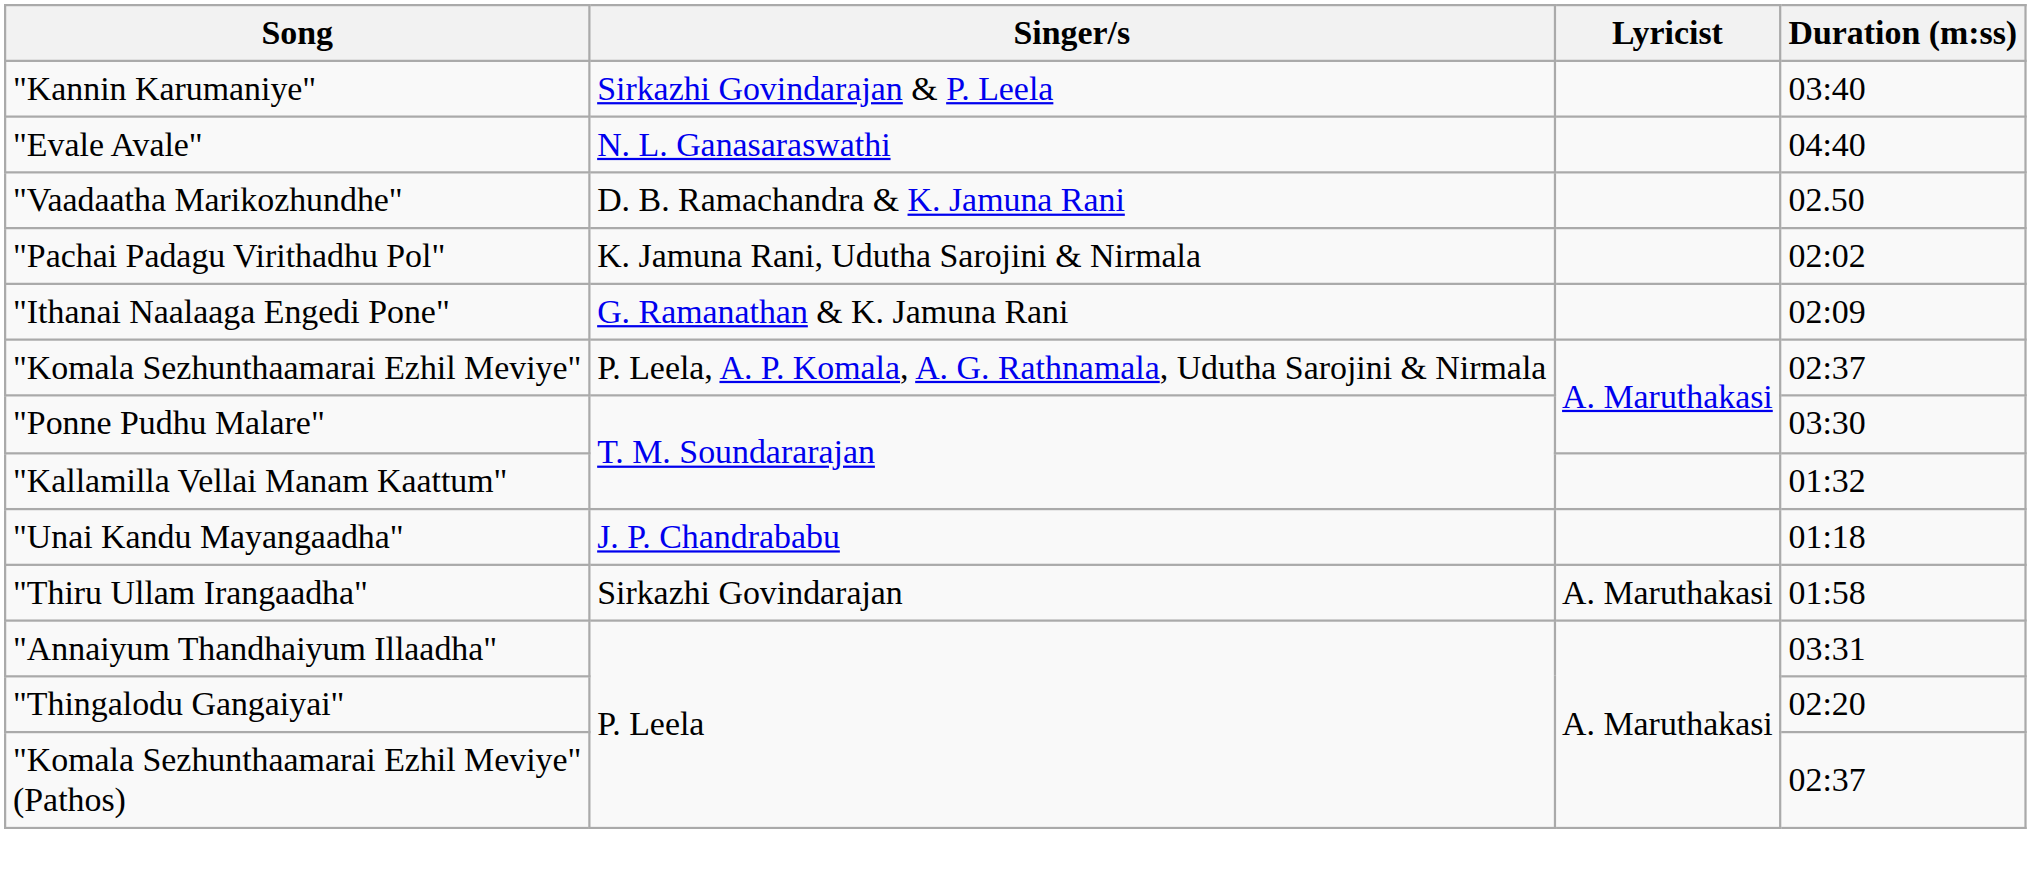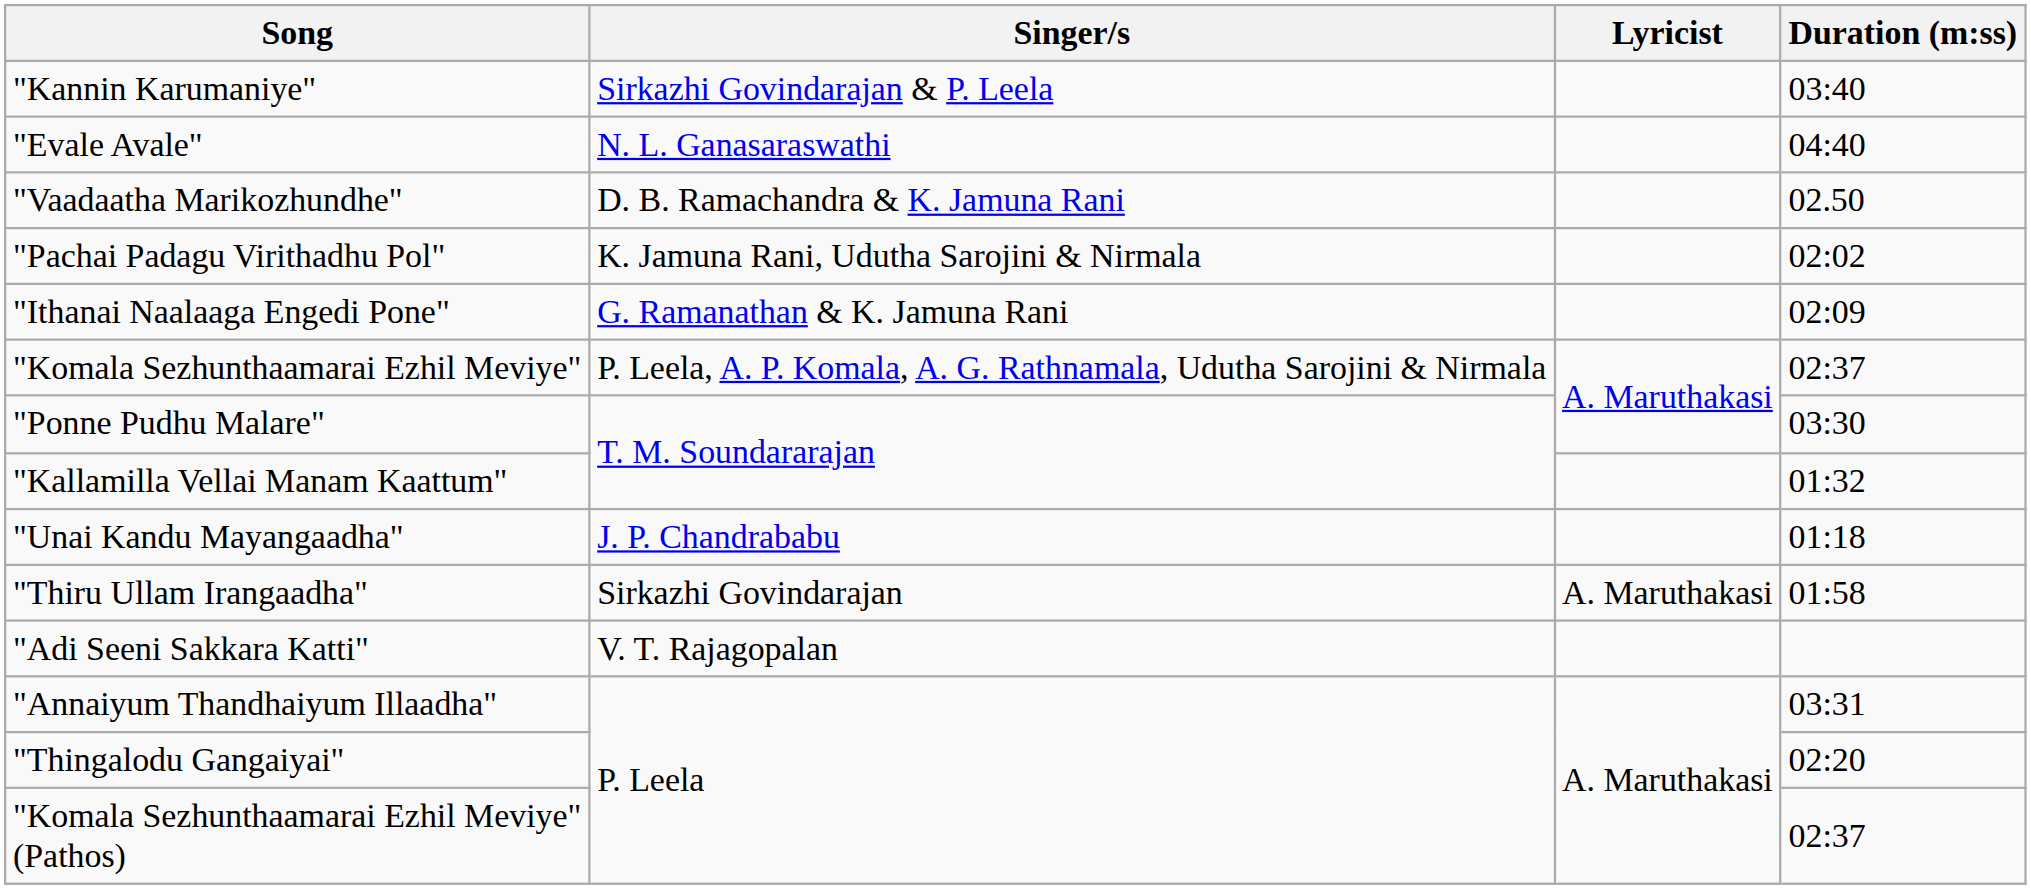+ row: (191, 647)
